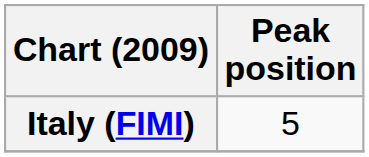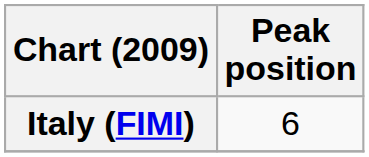(291, 123) 5 -> (291, 123) 6
